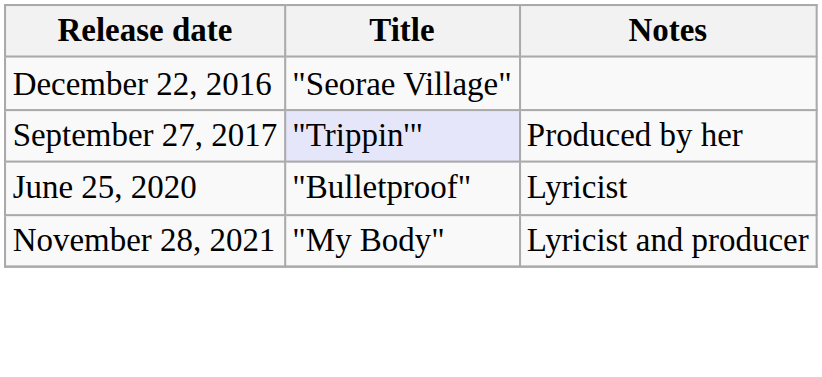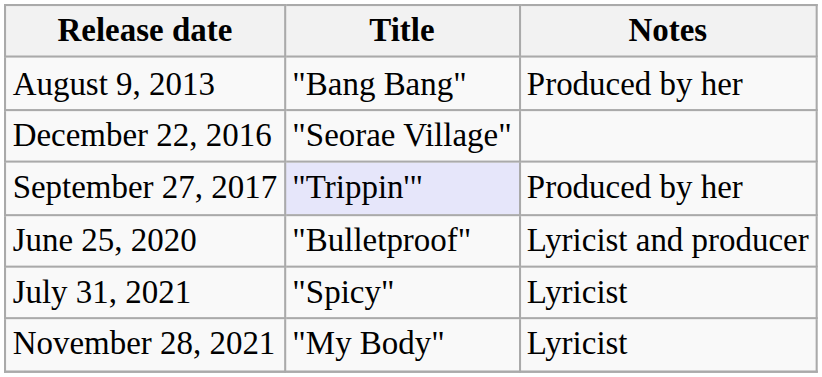+ row: (114, 82)
(577, 187) Lyricist -> (668, 239) Lyricist and producer
+ row: (102, 291)
(668, 239) Lyricist and producer -> (577, 344) Lyricist
